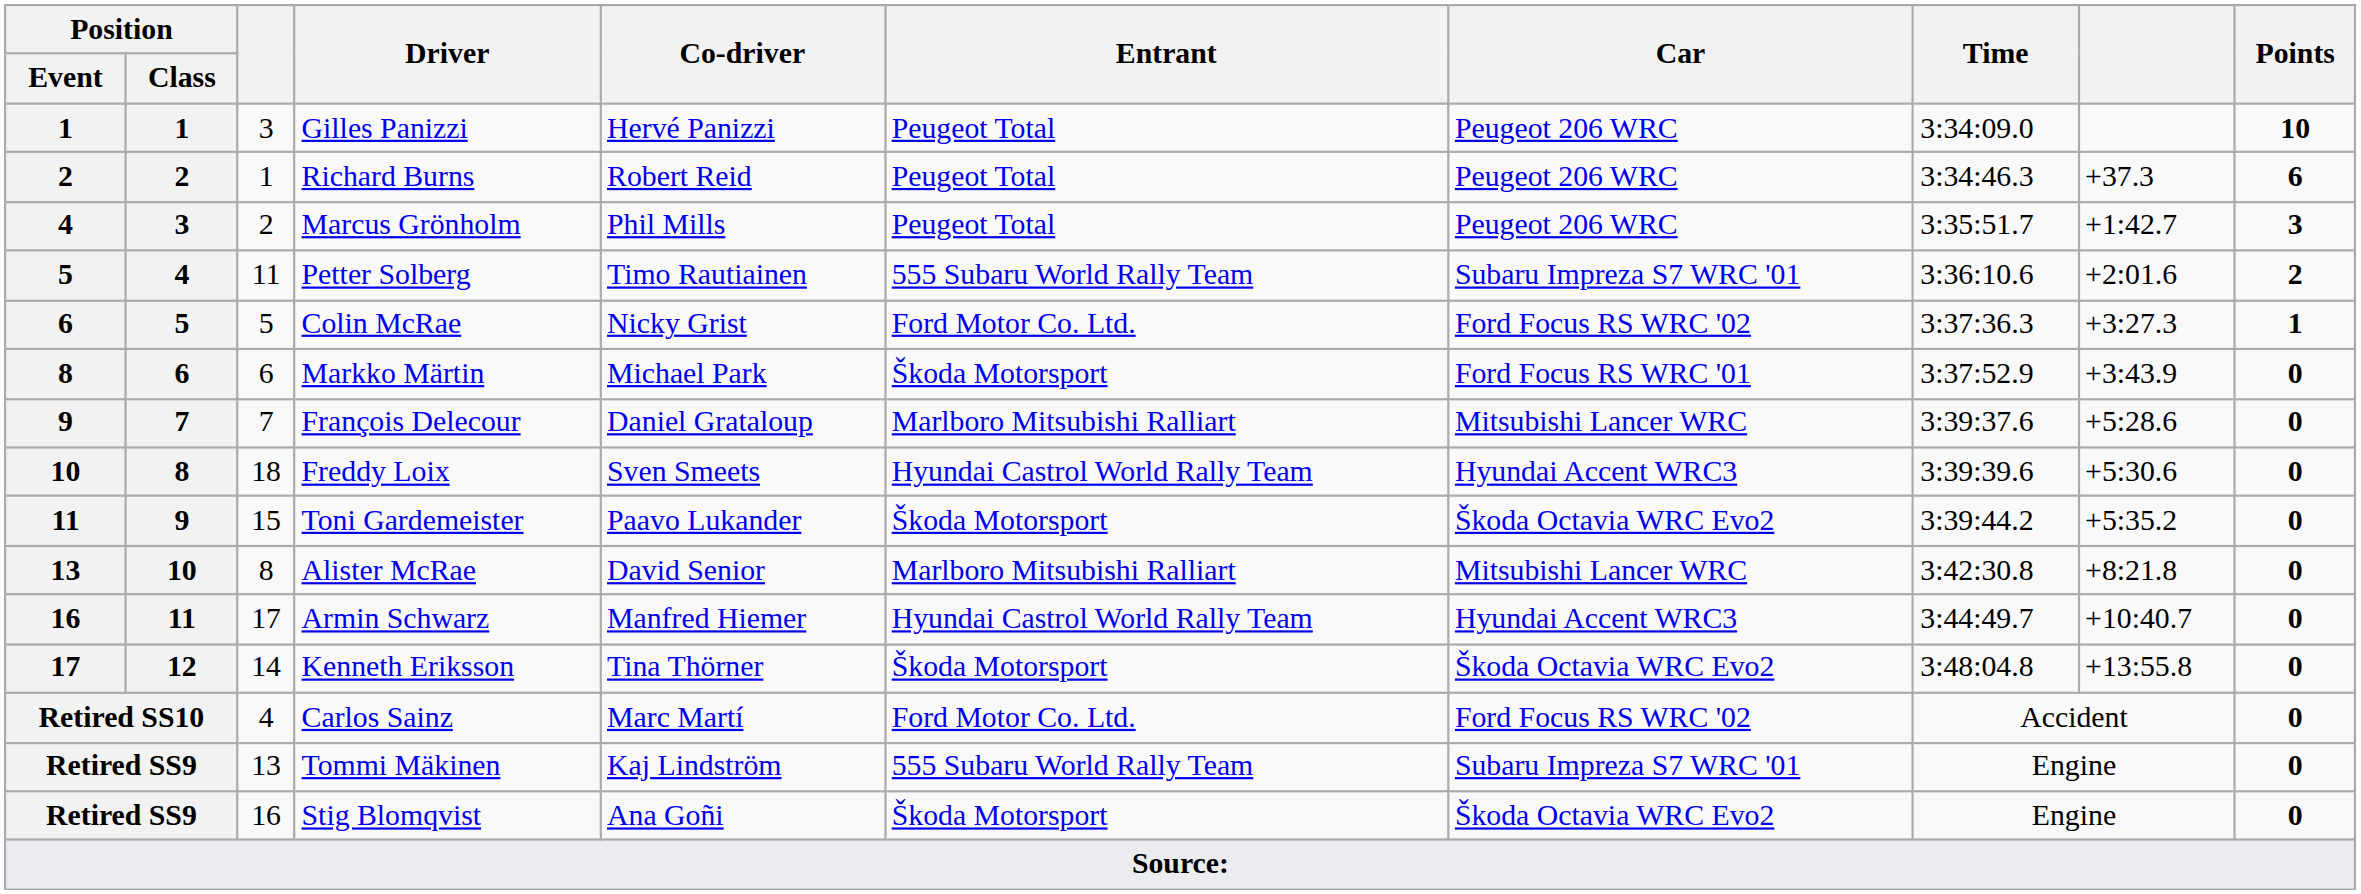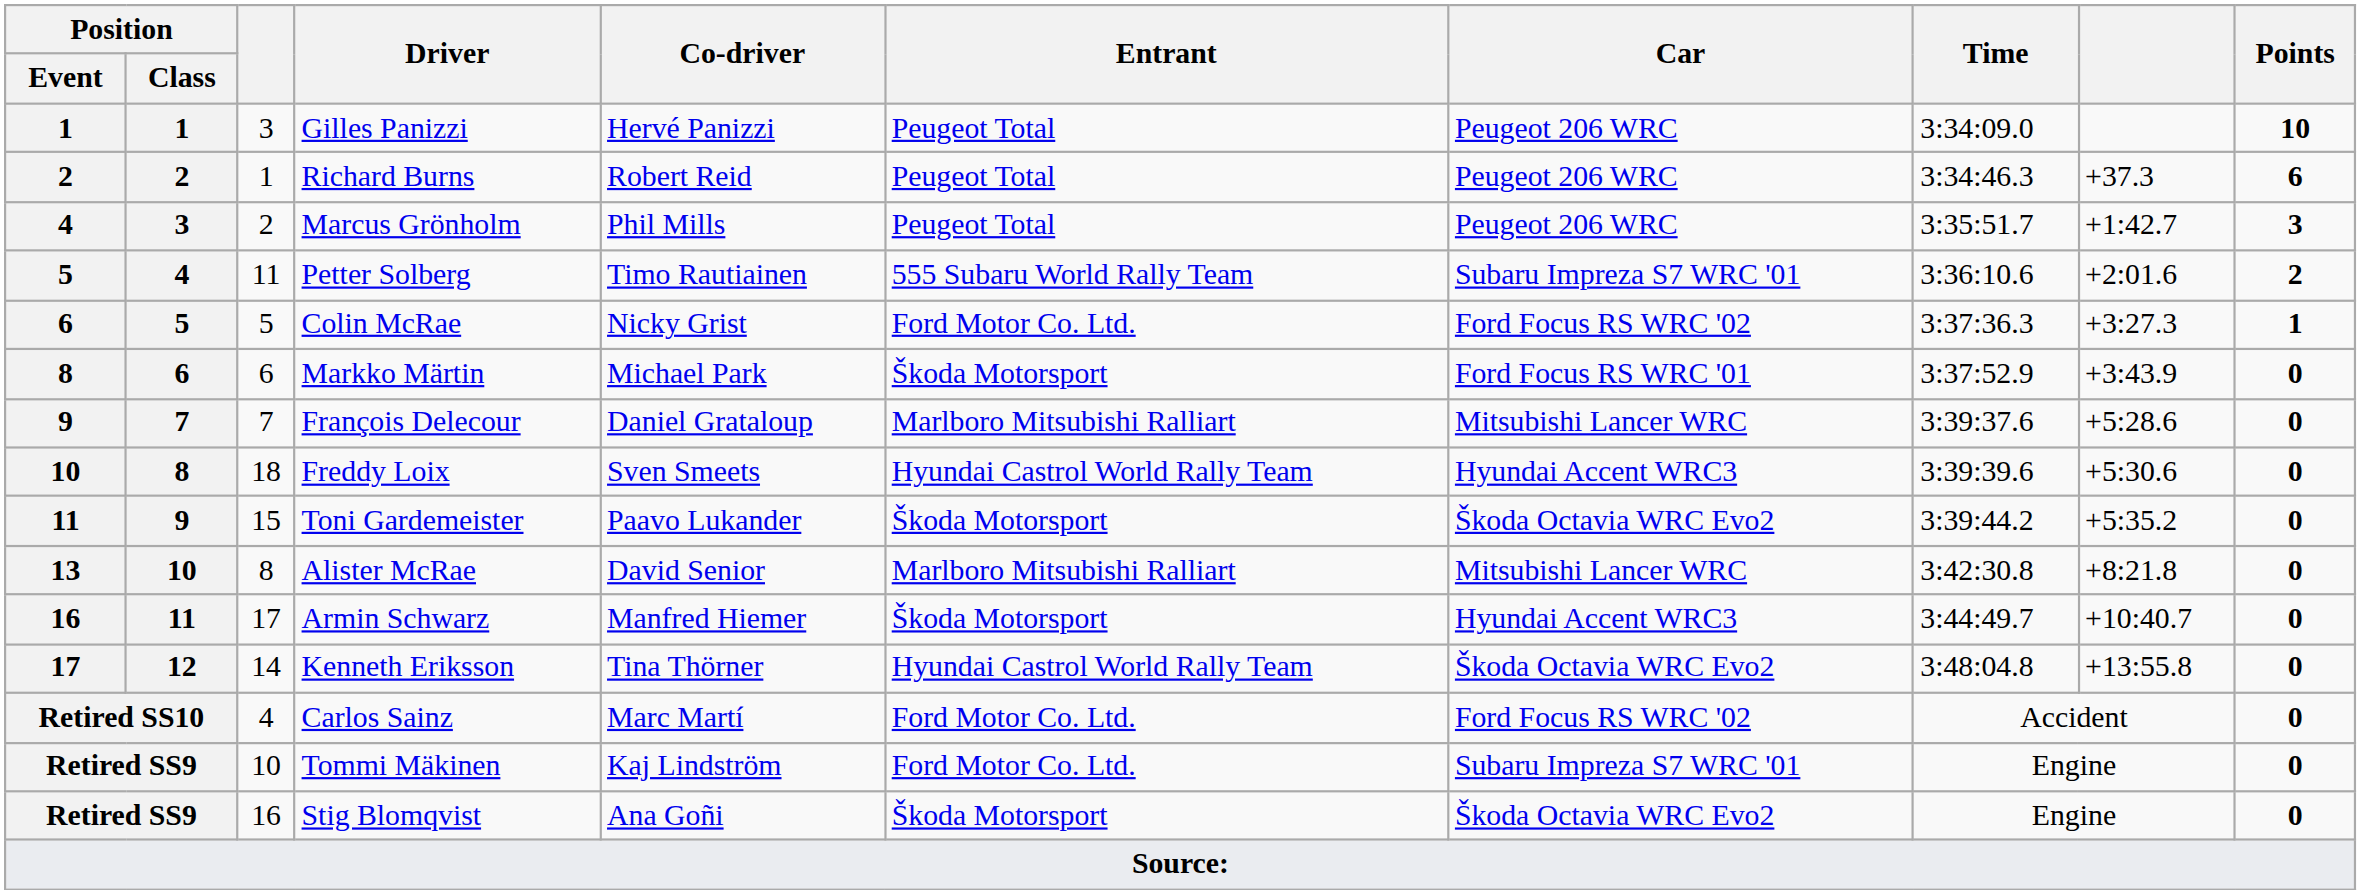(1102, 618) Hyundai Castrol World Rally Team -> (1000, 618) Škoda Motorsport
(1000, 667) Škoda Motorsport -> (1102, 667) Hyundai Castrol World Rally Team
(266, 765) 13 -> (266, 765) 10
(1072, 765) 555 Subaru World Rally Team -> (1014, 765) Ford Motor Co. Ltd.
